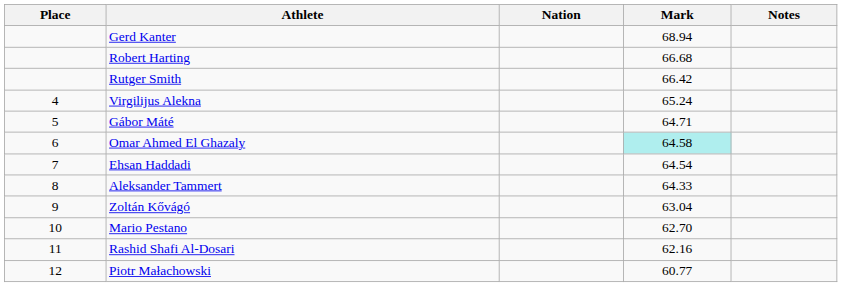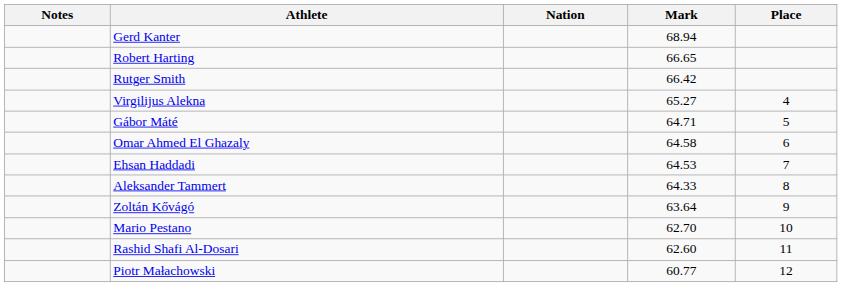columns swapped: (55, 15) <-> (784, 15)
(677, 57) 66.68 -> (681, 57) 66.65
(677, 100) 65.24 -> (681, 100) 65.27
(677, 143) paleturquoise background -> (681, 143) no background
(677, 164) 64.54 -> (681, 164) 64.53
(677, 206) 63.04 -> (681, 206) 63.64
(677, 249) 62.16 -> (681, 249) 62.60
